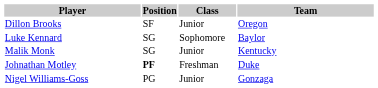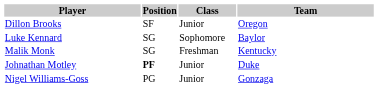(192, 51) Junior -> (199, 51) Freshman
(199, 65) Freshman -> (192, 65) Junior
